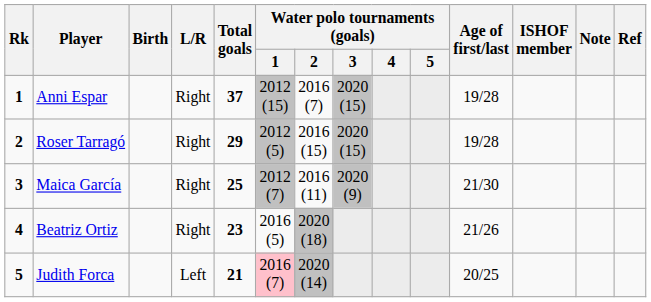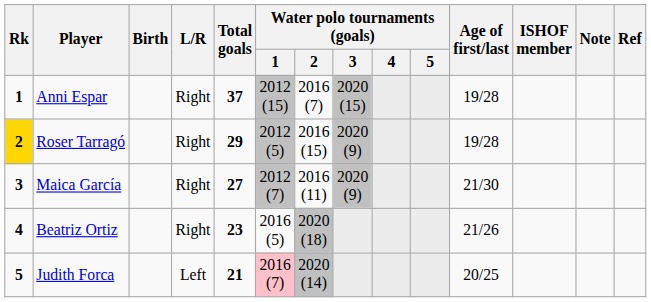(19, 141) no background -> (19, 141) gold background
(353, 141) 2020 (15) -> (353, 141) 2020 (9)
(235, 186) 25 -> (235, 186) 27
